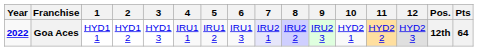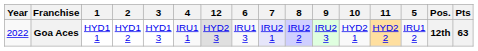columns swapped: (214, 12) <-> (412, 12)
(18, 33) bold -> (18, 33) normal
(463, 33) 64 -> (463, 33) 63
